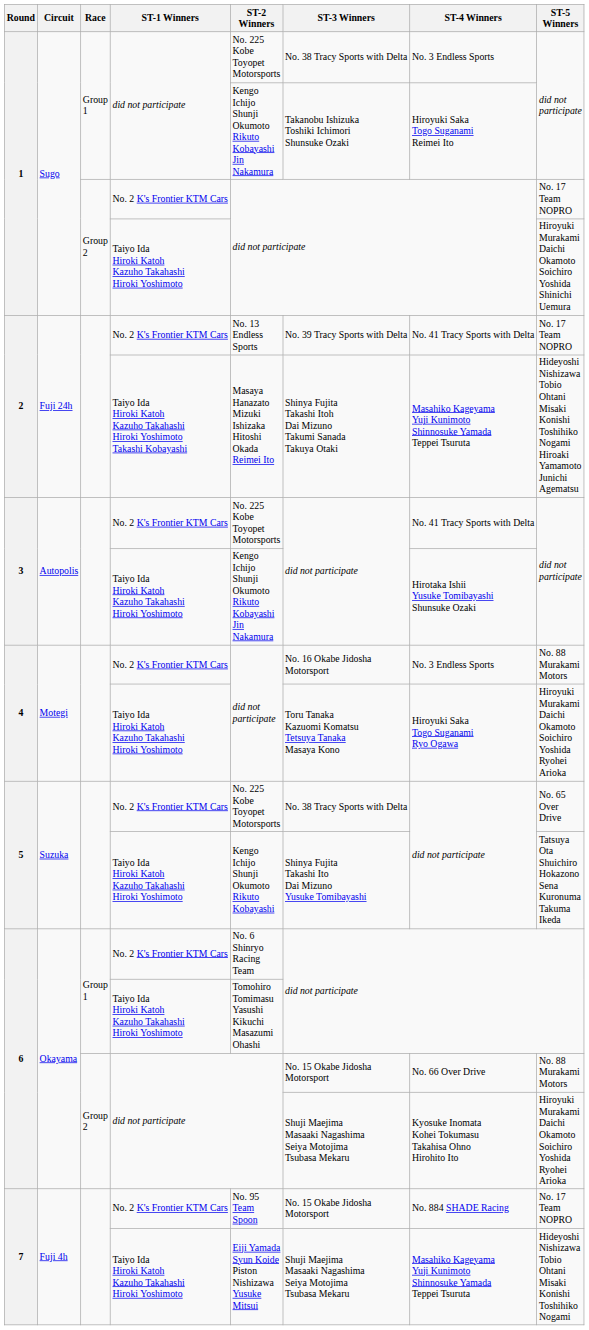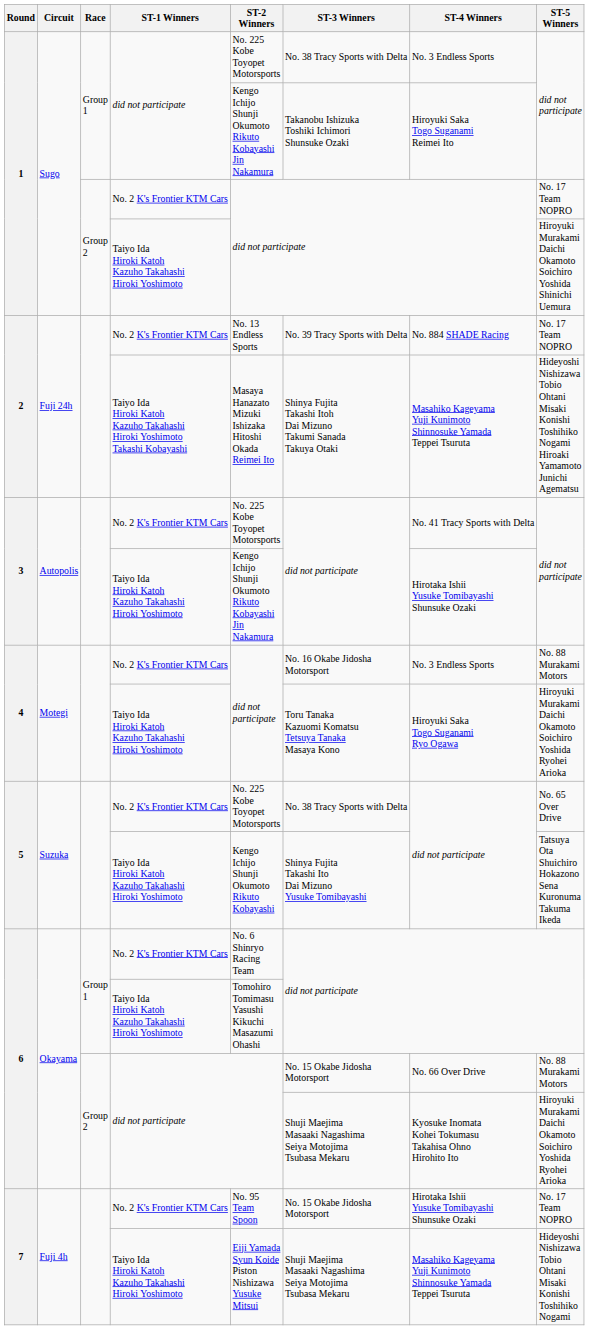(473, 334) No. 41 Tracy Sports with Delta -> (460, 334) No. 884 SHADE Racing
(460, 1208) No. 884 SHADE Racing -> (453, 1208) Hirotaka Ishii Yusuke Tomibayashi Shunsuke Ozaki
